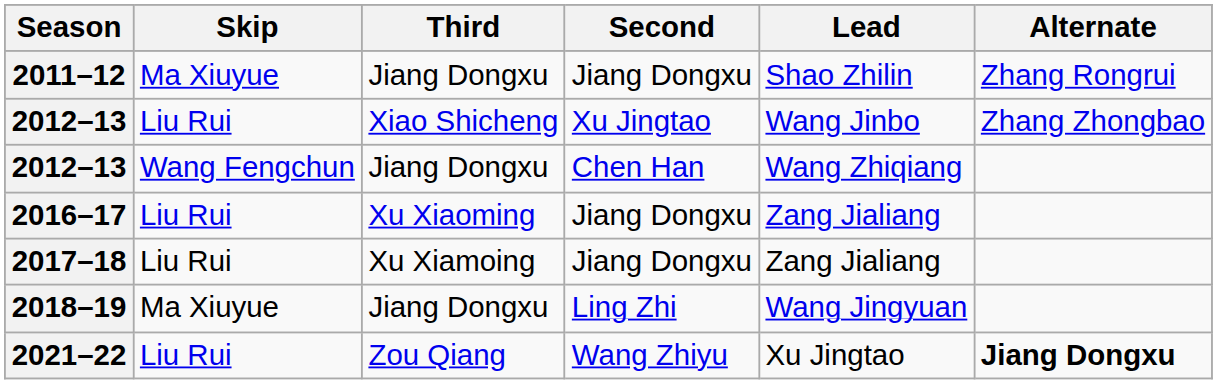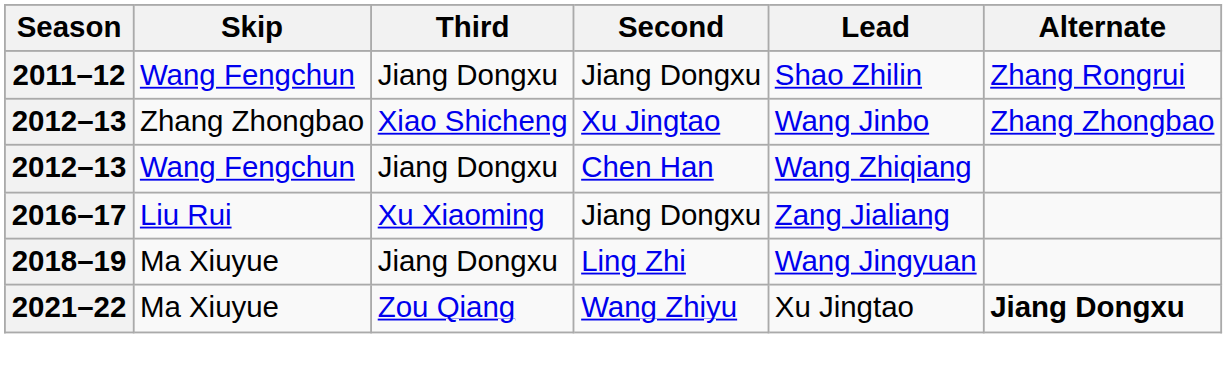(209, 74) Ma Xiuyue -> (247, 74) Wang Fengchun
(186, 121) Liu Rui -> (252, 121) Zhang Zhongbao
- row: (69, 261)
(186, 354) Liu Rui -> (209, 307) Ma Xiuyue
